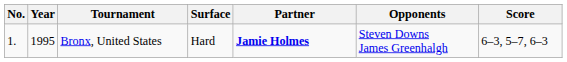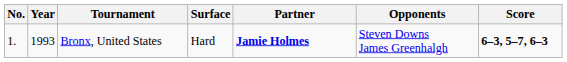(43, 40) 1995 -> (43, 40) 1993
(515, 40) normal -> (515, 40) bold
